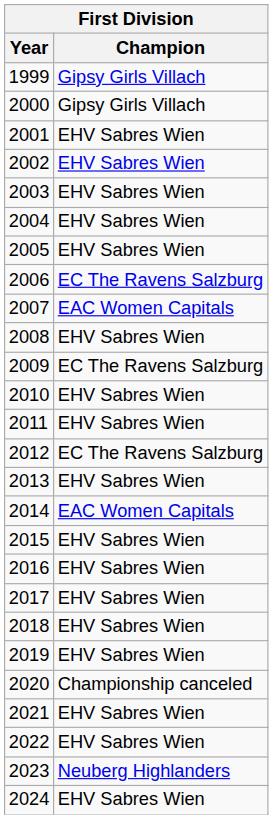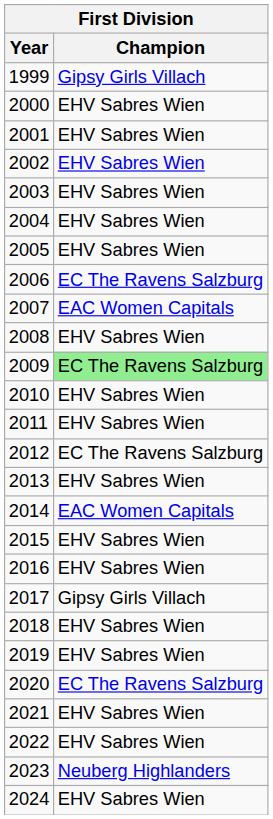(132, 105) Gipsy Girls Villach -> (131, 105) EHV Sabres Wien
(161, 366) no background -> (161, 366) lightgreen background
(131, 597) EHV Sabres Wien -> (132, 597) Gipsy Girls Villach
(155, 684) Championship canceled -> (161, 684) EC The Ravens Salzburg
